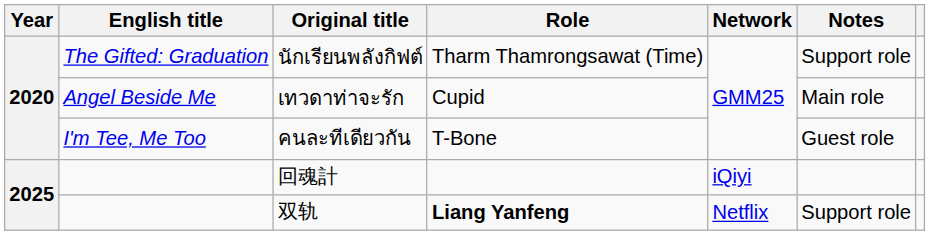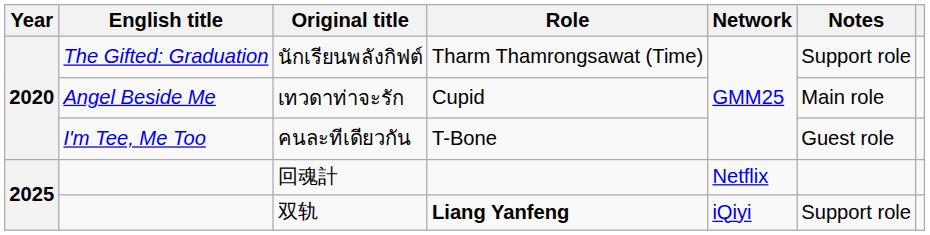(732, 176) iQiyi -> (740, 176) Netflix
(740, 212) Netflix -> (732, 212) iQiyi
